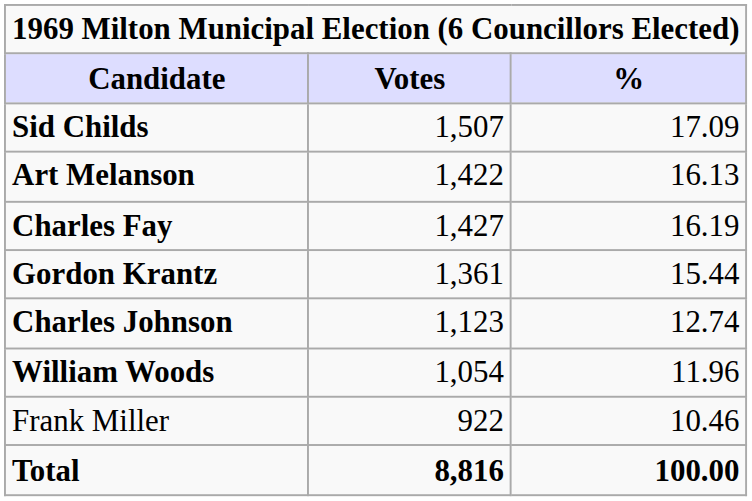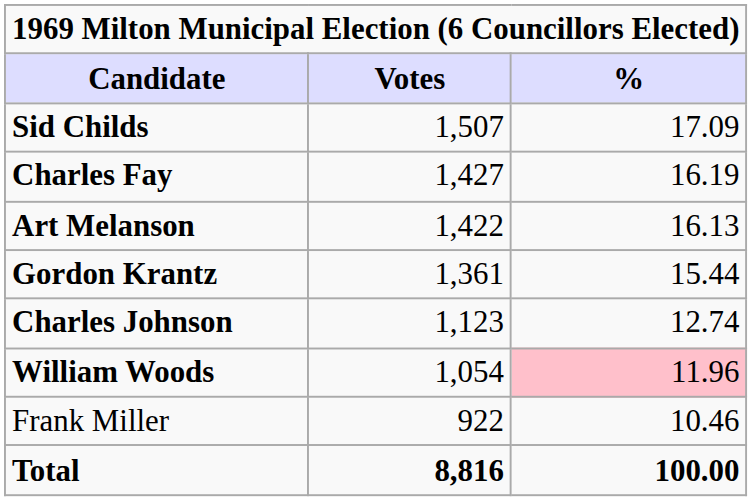rows swapped: (92, 224) <-> (103, 175)
(705, 371) no background -> (705, 371) pink background
